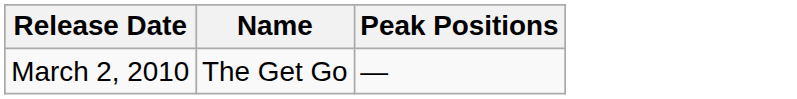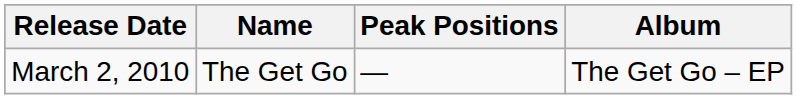+ column: (678, 26)
